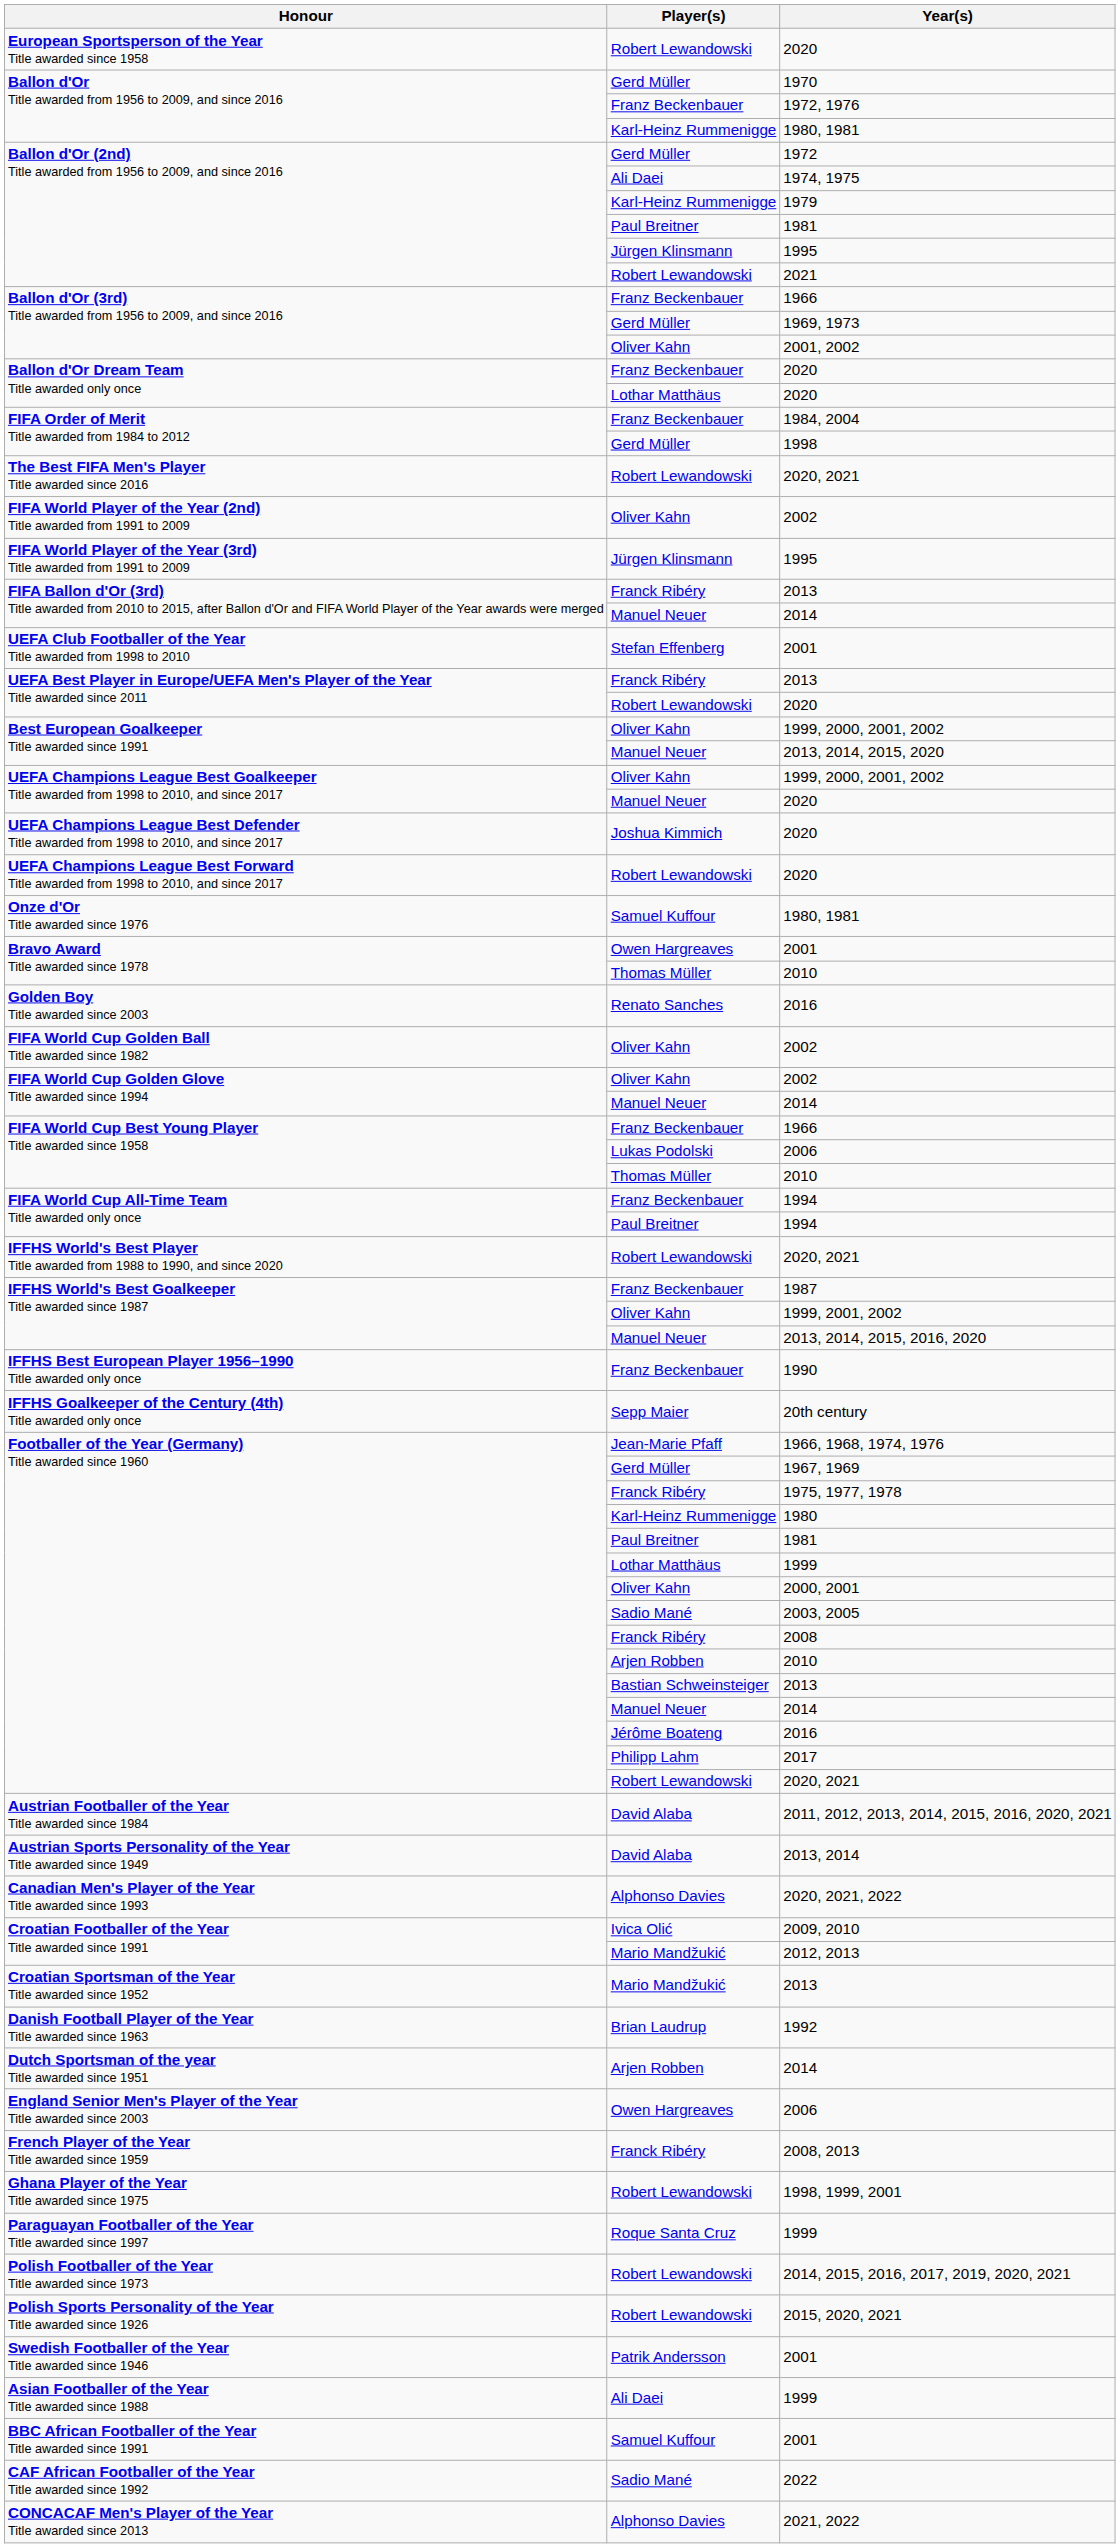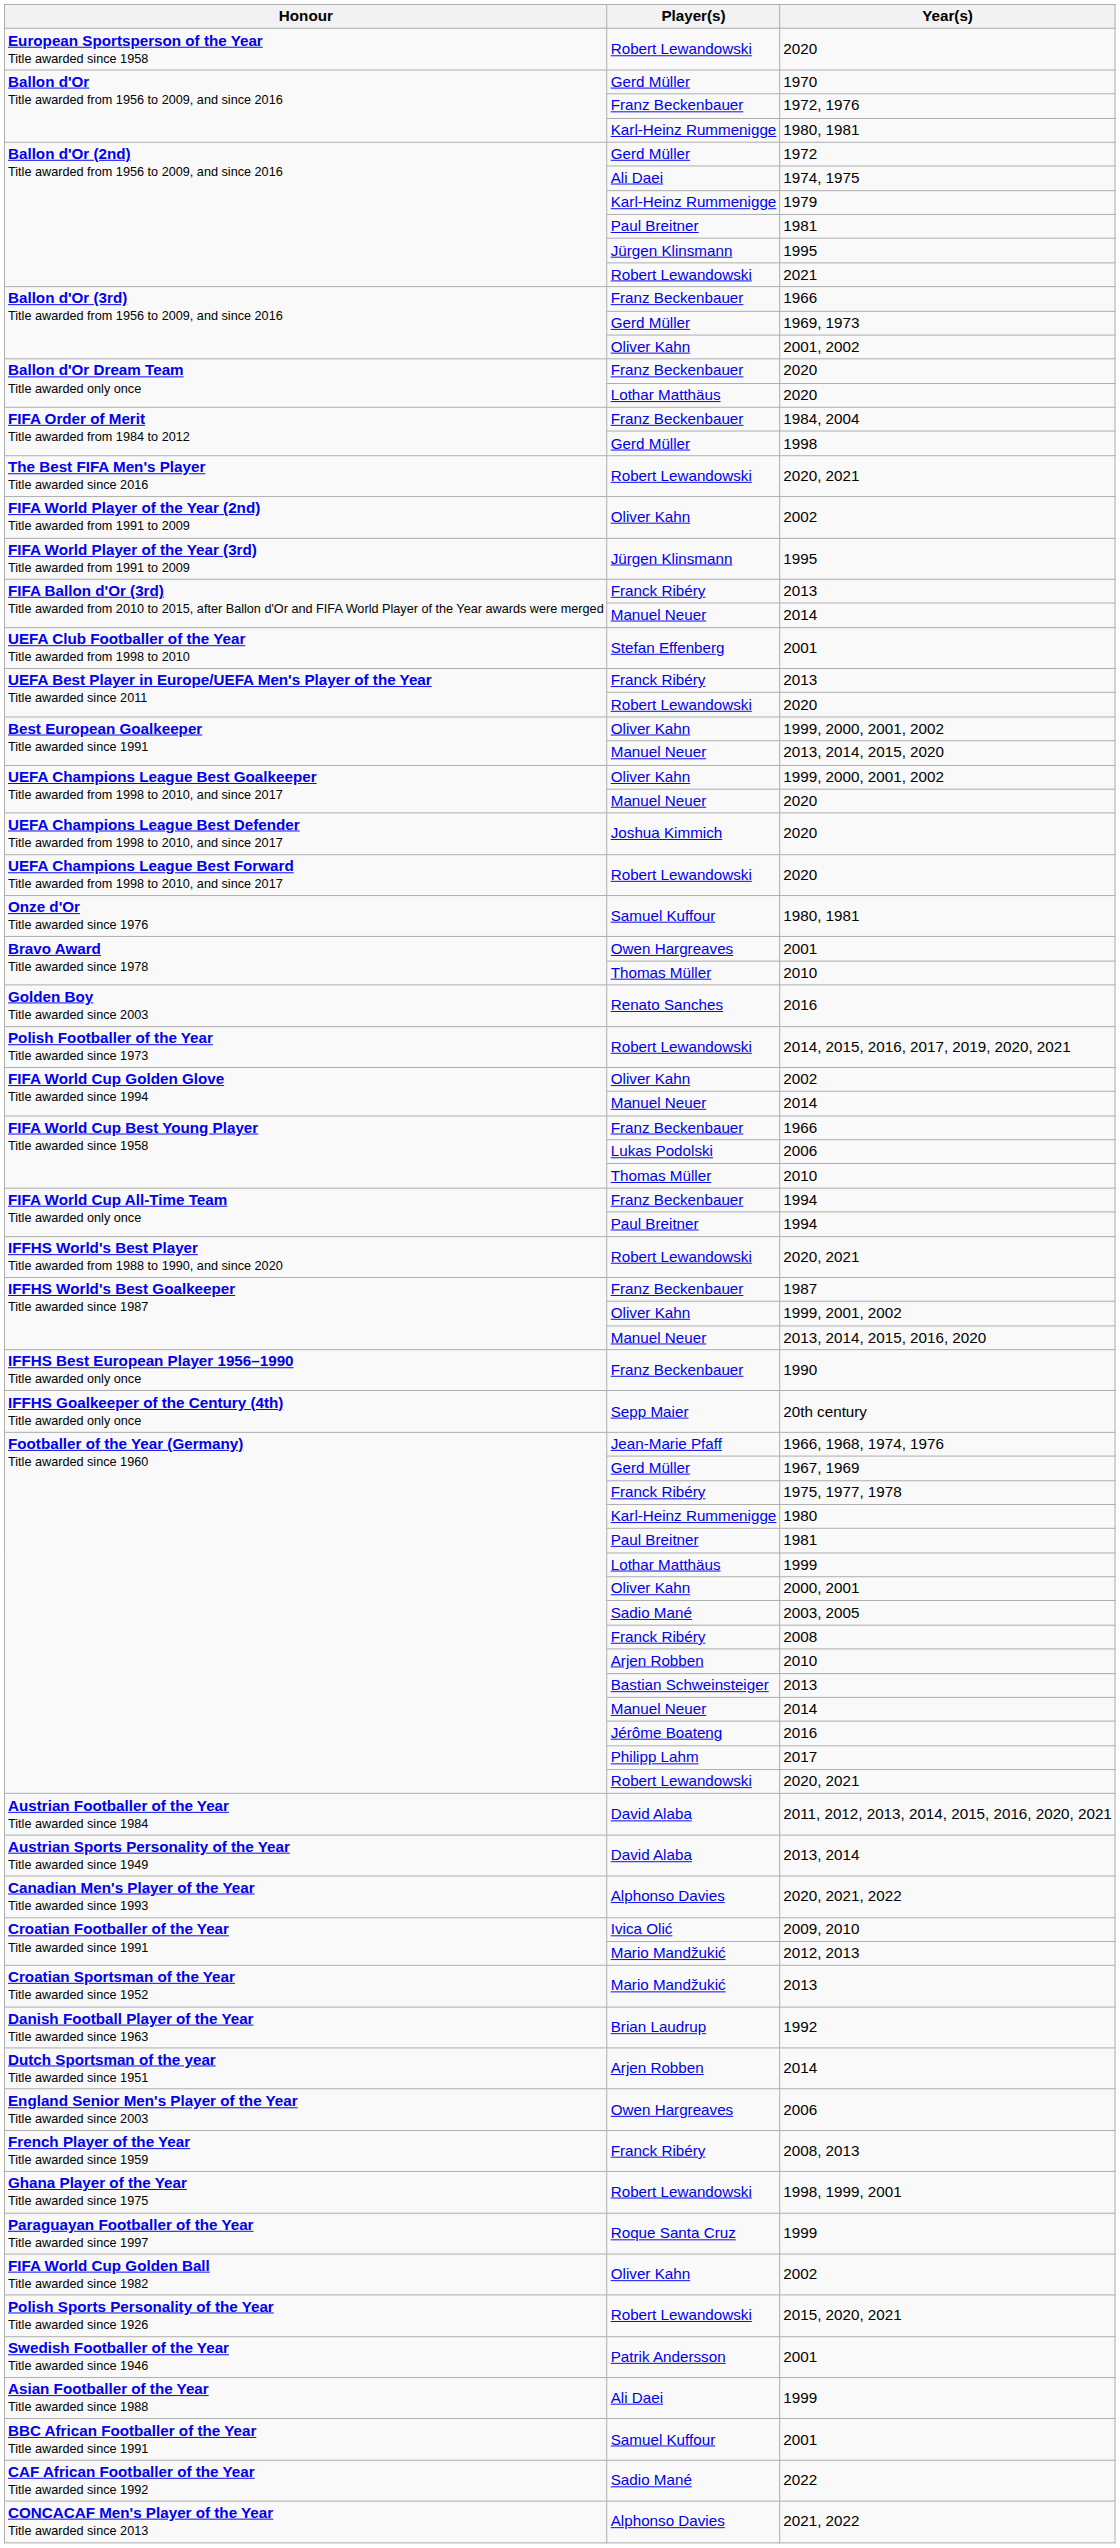rows swapped: (109, 1046) <-> (110, 2274)
